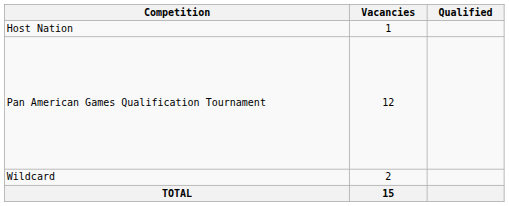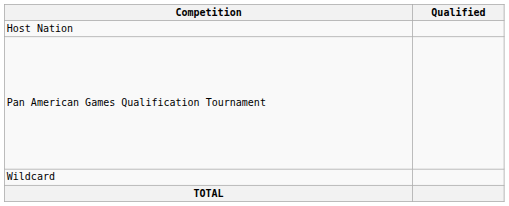- column: (388, 13)
